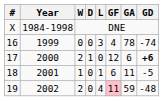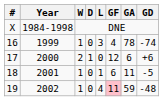(80, 42) 0 -> (80, 42) 1
(148, 58) bold -> (148, 58) normal
(80, 88) 2 -> (80, 88) 1
